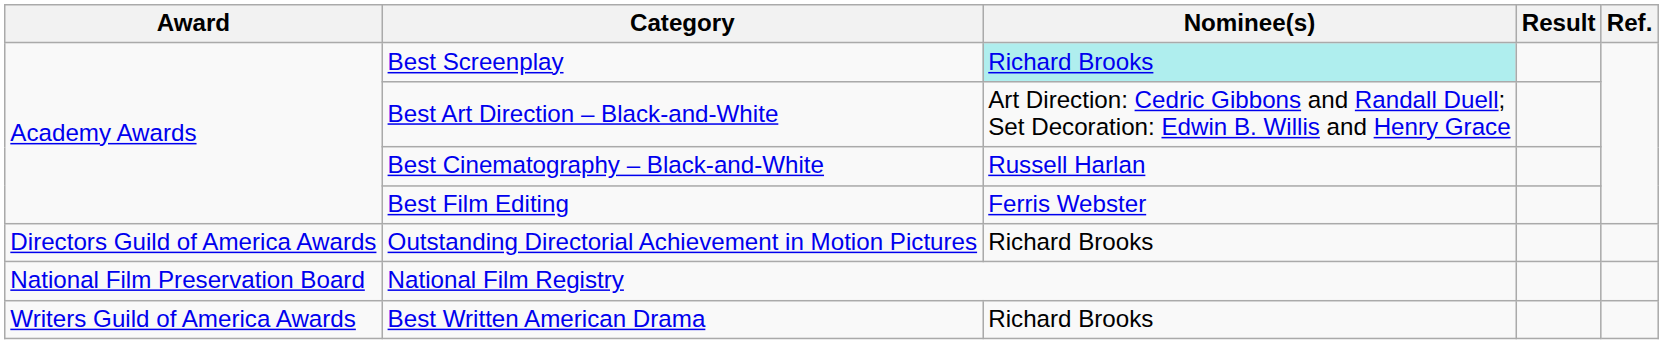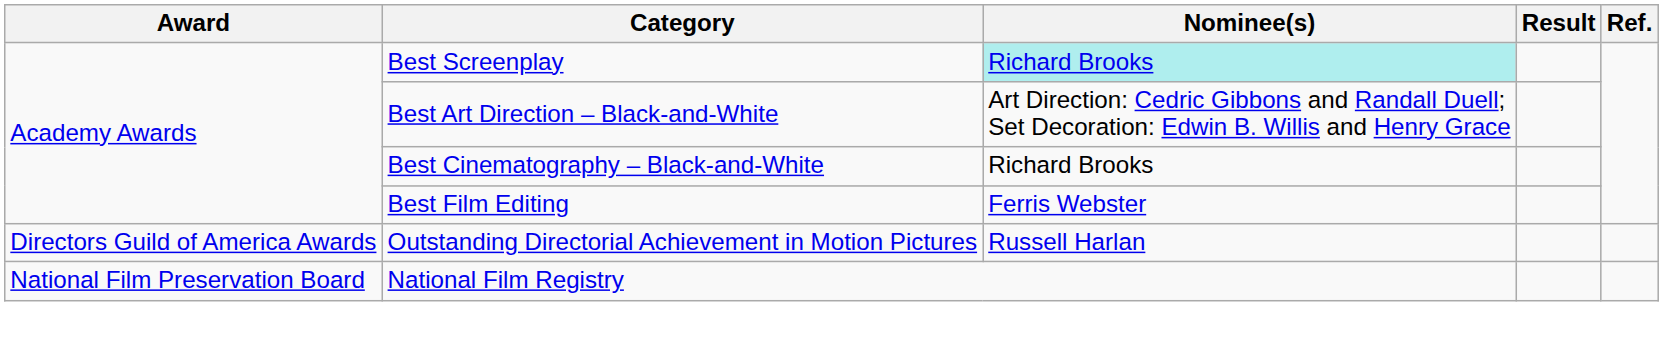(1067, 165) Russell Harlan -> (1071, 165) Richard Brooks
(1071, 242) Richard Brooks -> (1067, 242) Russell Harlan
- row: (546, 319)
